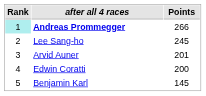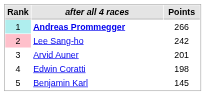(18, 41) no background -> (18, 41) pink background
(182, 41) 245 -> (182, 41) 242
(182, 69) 200 -> (182, 69) 198
